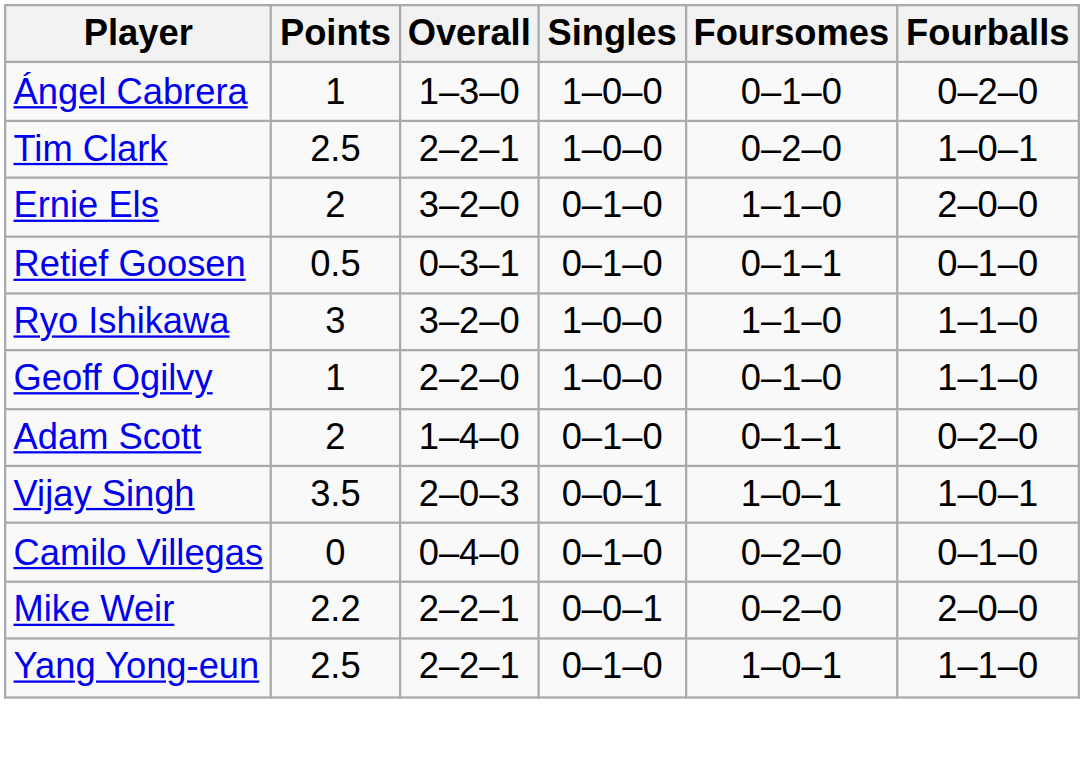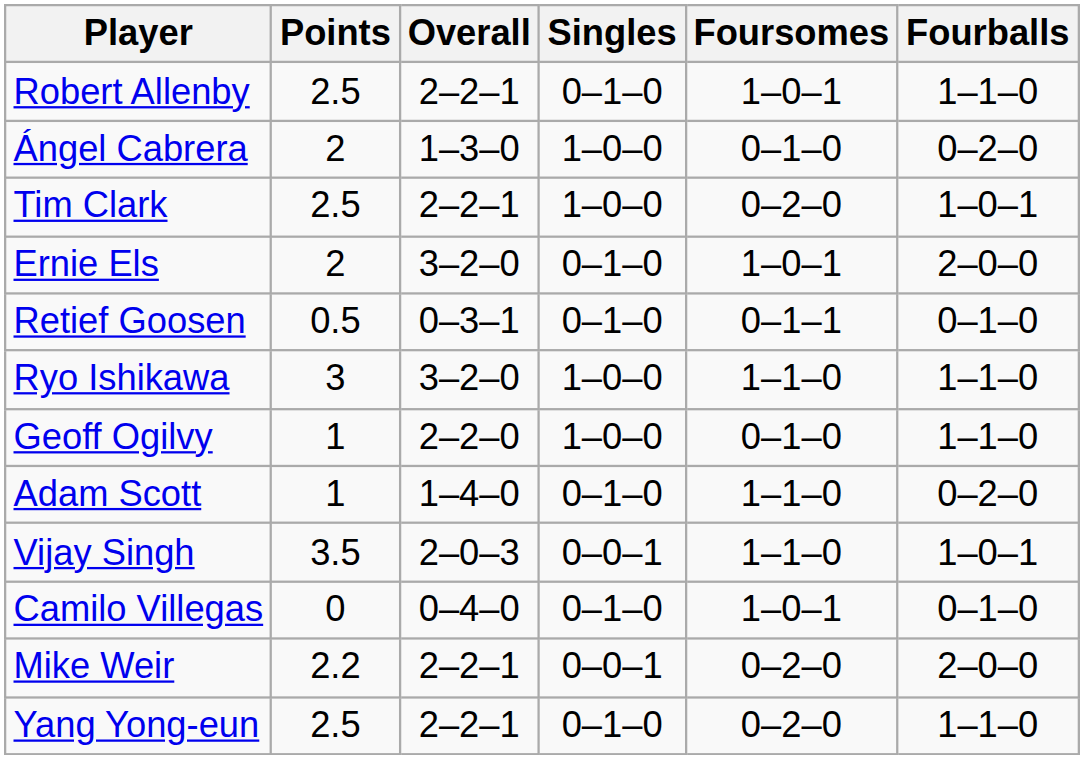+ row: (132, 90)
(335, 90) 1 -> (335, 148) 2
(791, 206) 1–1–0 -> (791, 263) 1–0–1
(335, 436) 2 -> (335, 494) 1
(791, 436) 0–1–1 -> (791, 494) 1–1–0
(791, 494) 1–0–1 -> (791, 551) 1–1–0
(791, 551) 0–2–0 -> (791, 609) 1–0–1
(791, 666) 1–0–1 -> (791, 724) 0–2–0
